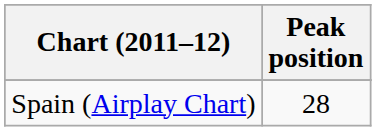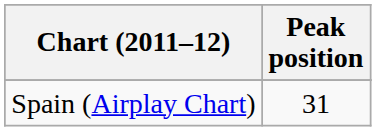(316, 102) 28 -> (316, 102) 31
